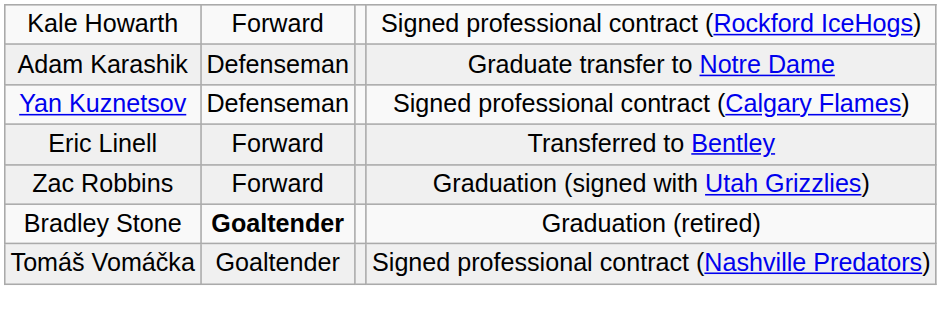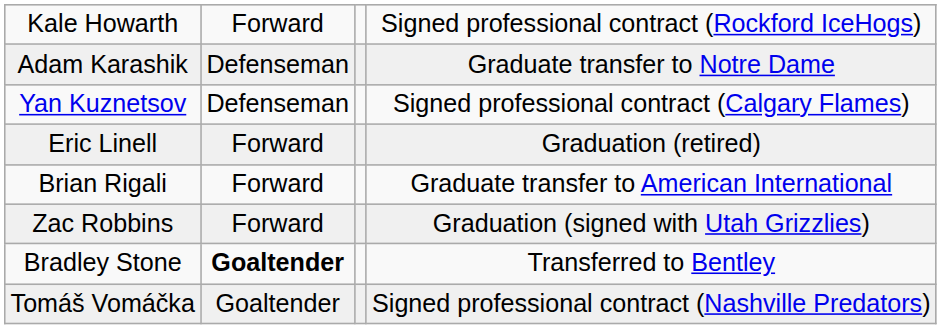(651, 143) Transferred to Bentley -> (651, 143) Graduation (retired)
+ row: (103, 183)
(651, 223) Graduation (retired) -> (651, 263) Transferred to Bentley
